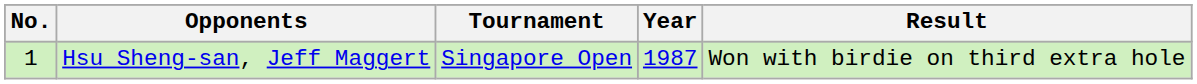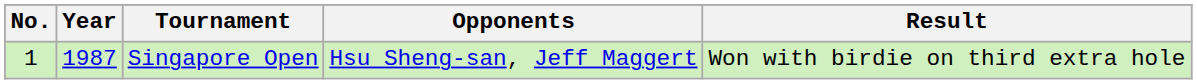columns swapped: (670, 24) <-> (246, 24)
